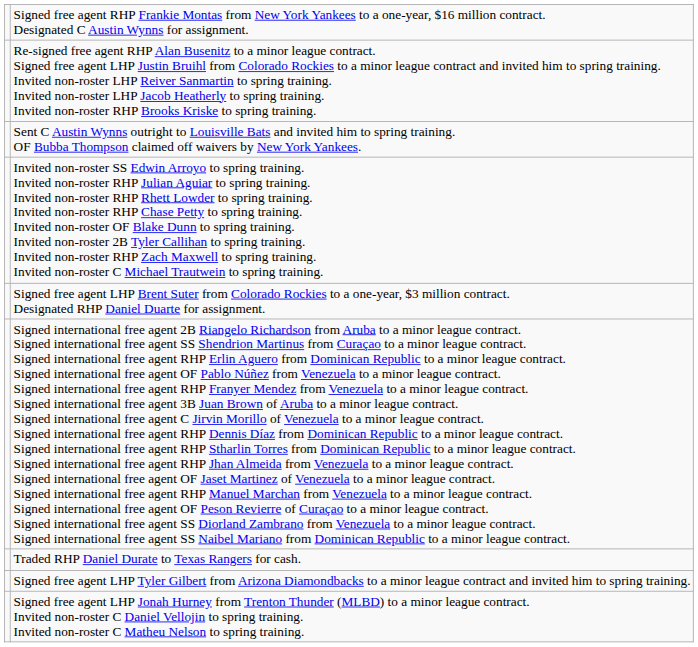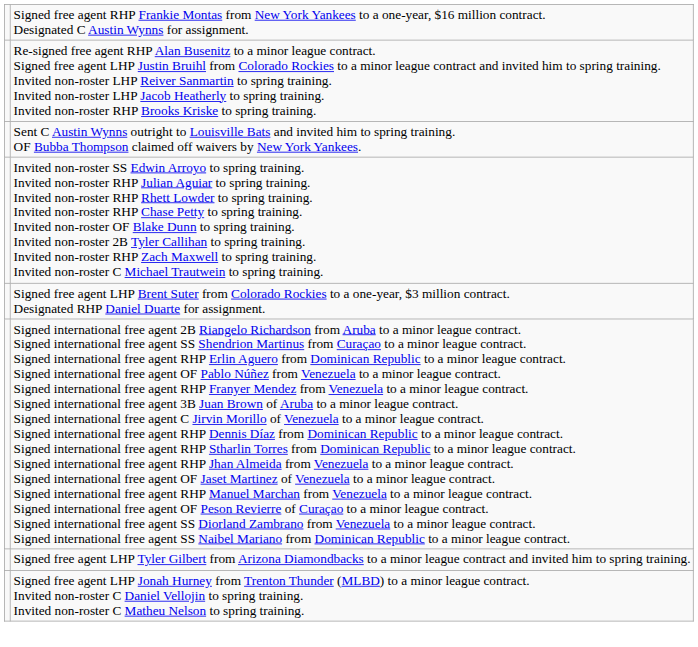- row: (157, 559)
